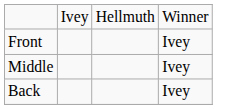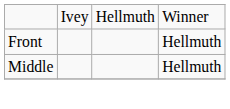(176, 41) Ivey -> (192, 41) Hellmuth
(176, 66) Ivey -> (192, 66) Hellmuth
- row: (24, 91)
